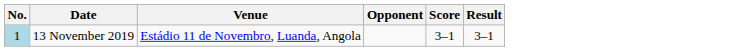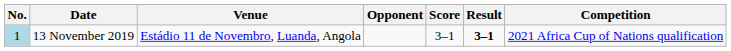+ column: (616, 14)
(484, 35) normal -> (484, 35) bold
